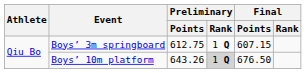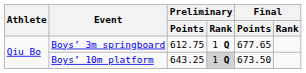(254, 44) 607.15 -> (254, 44) 677.65
(187, 60) 643.26 -> (187, 60) 643.25
(254, 60) 676.50 -> (254, 60) 673.50
